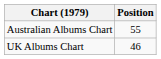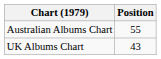(135, 46) 46 -> (135, 46) 43
